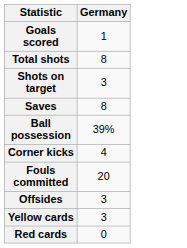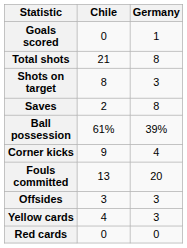+ column: (104, 13)
